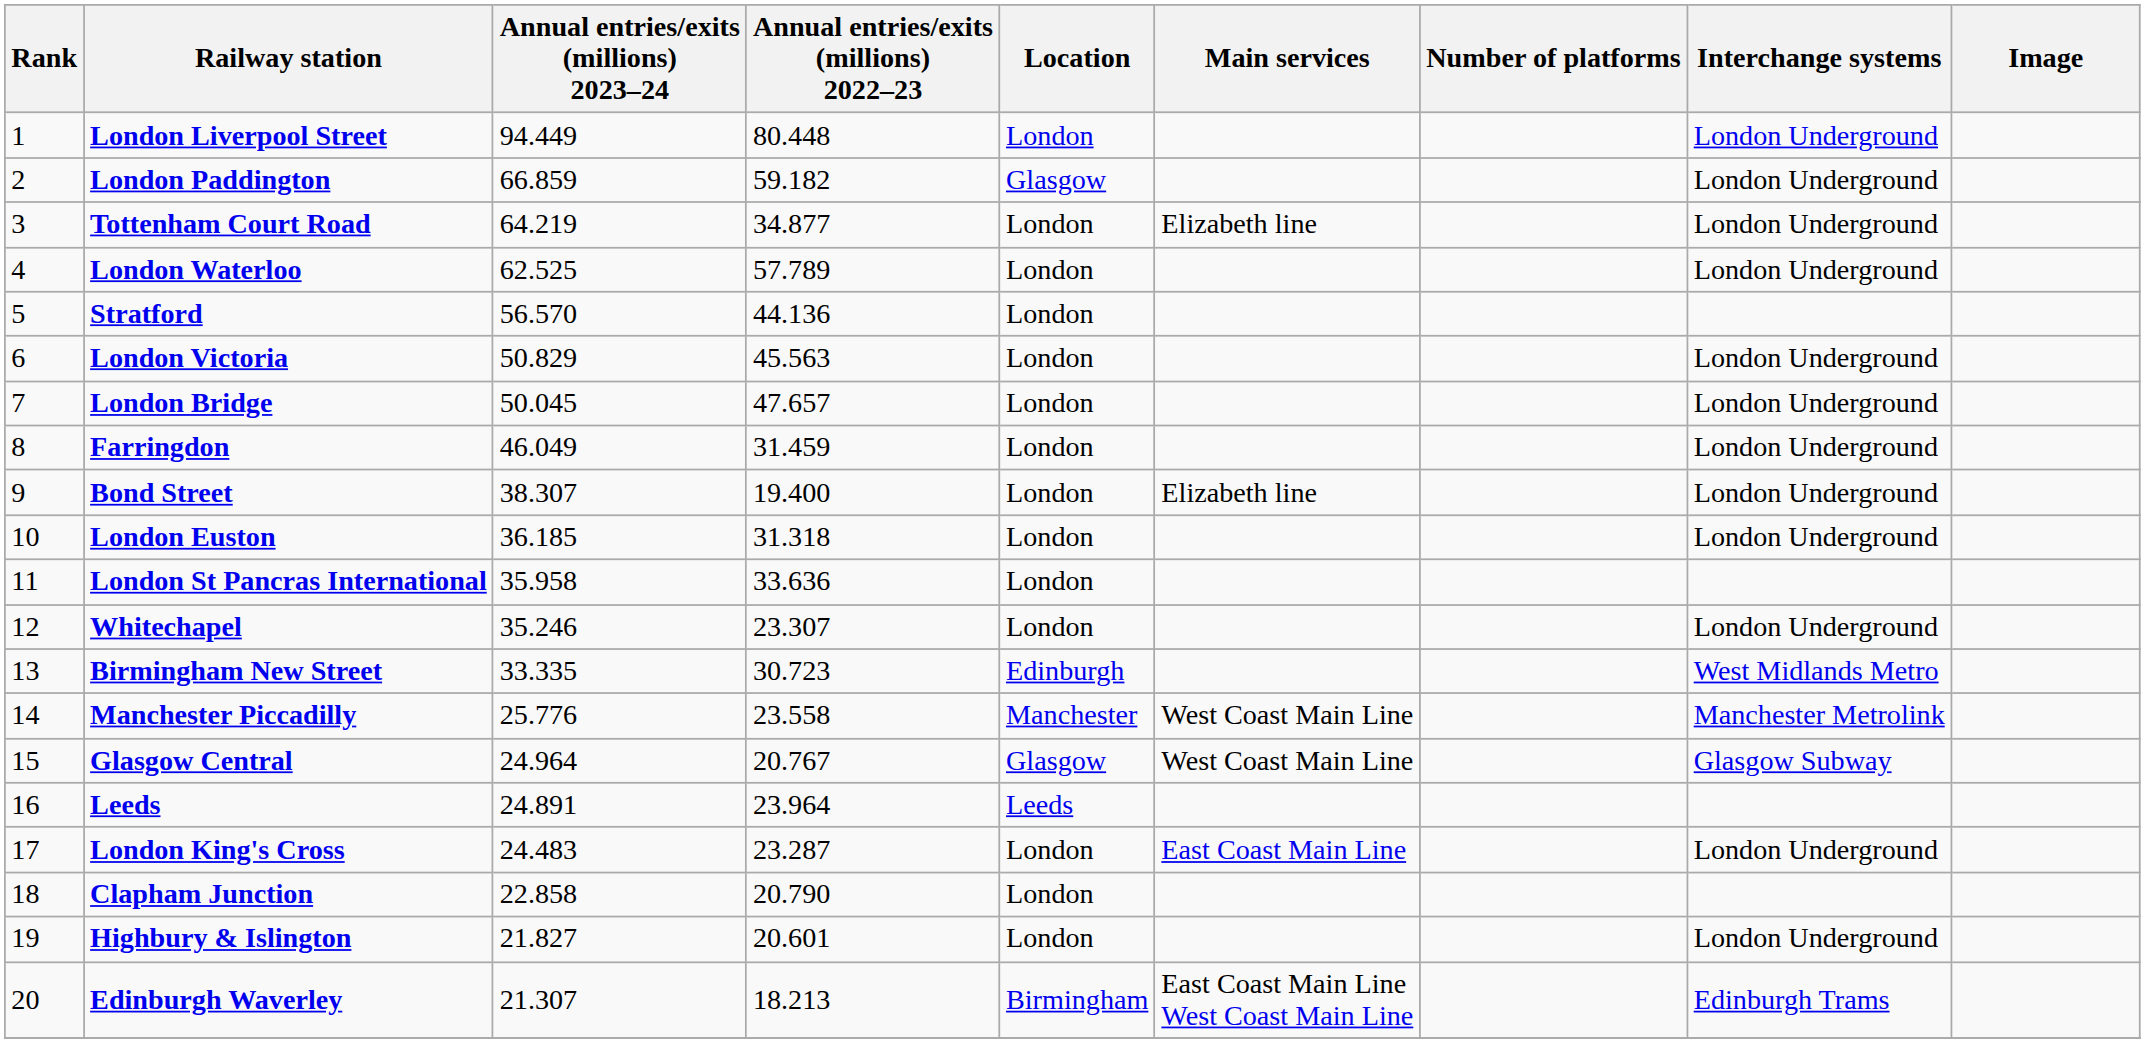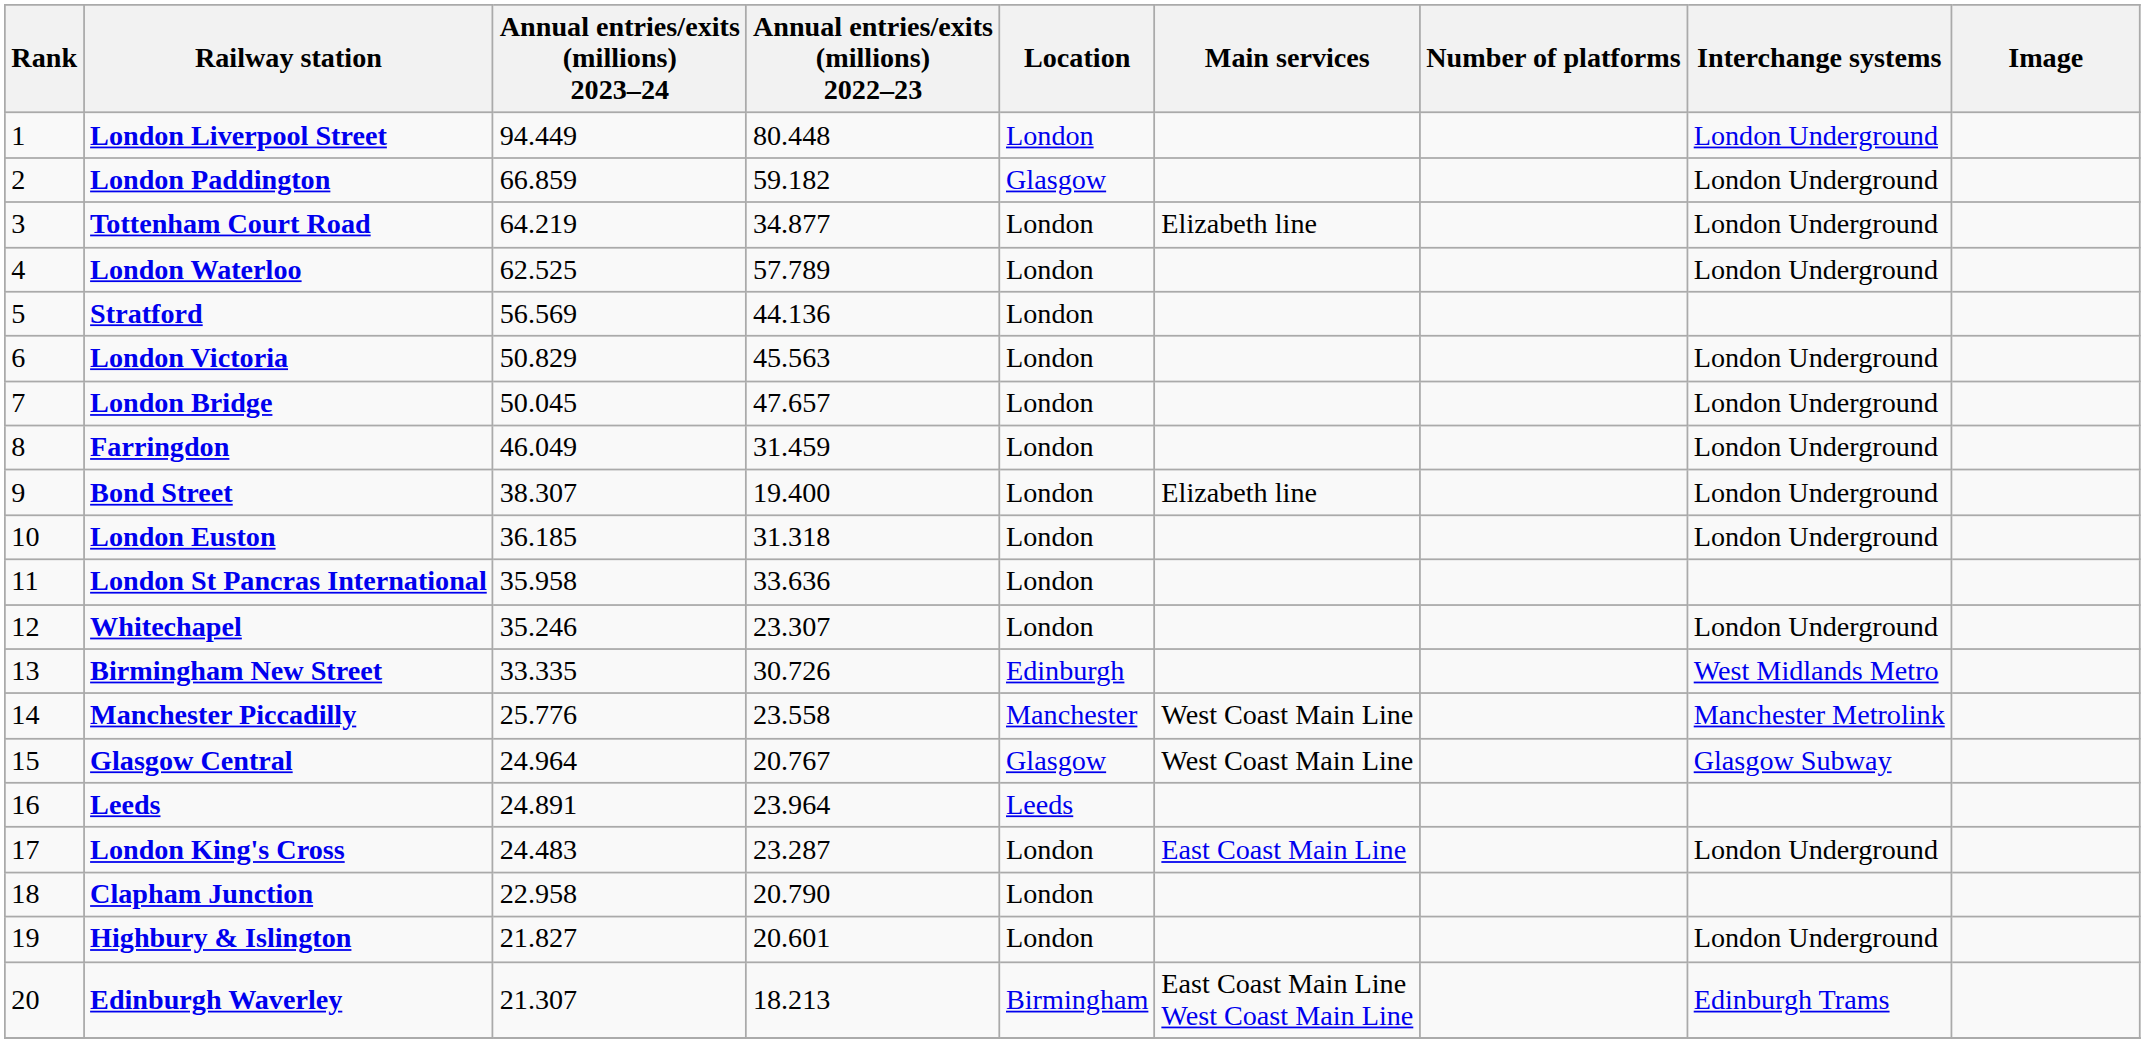(538, 313) 56.570 -> (538, 313) 56.569
(792, 670) 30.723 -> (792, 670) 30.726
(538, 894) 22.858 -> (538, 894) 22.958
